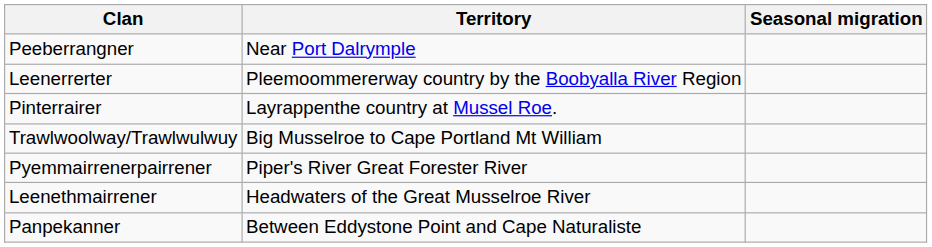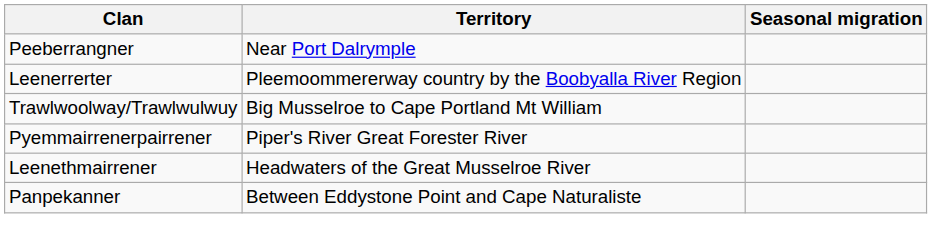- row: (55, 108)
